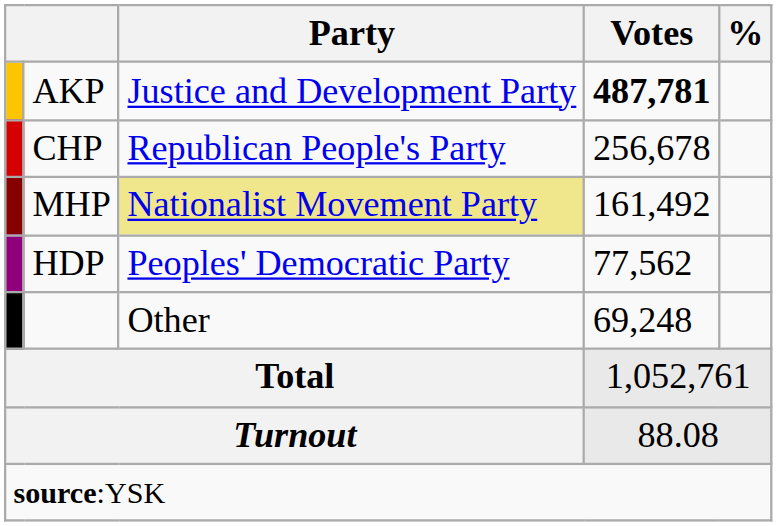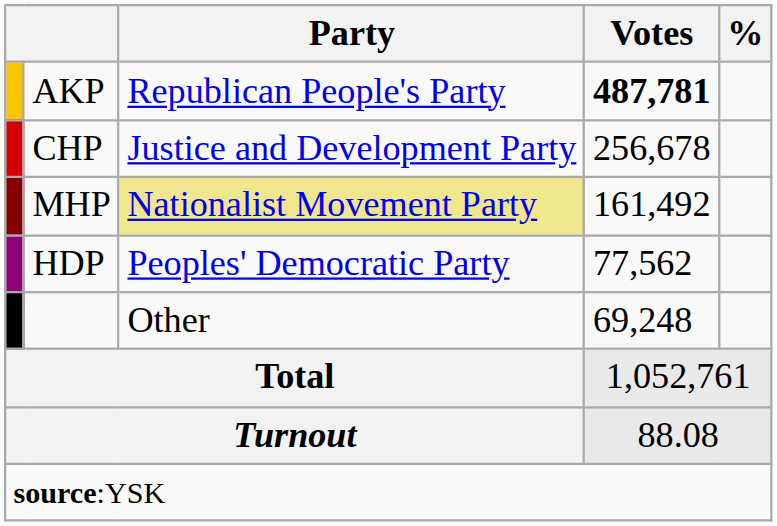(352, 90) Justice and Development Party -> (316, 90) Republican People's Party
(316, 147) Republican People's Party -> (352, 147) Justice and Development Party
